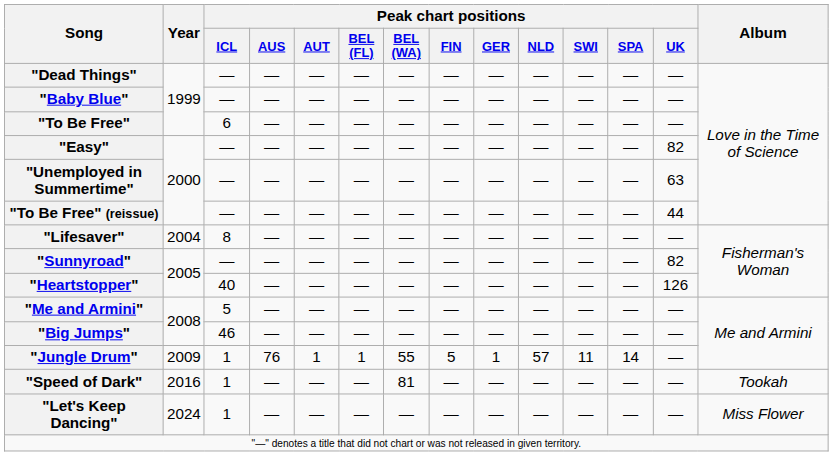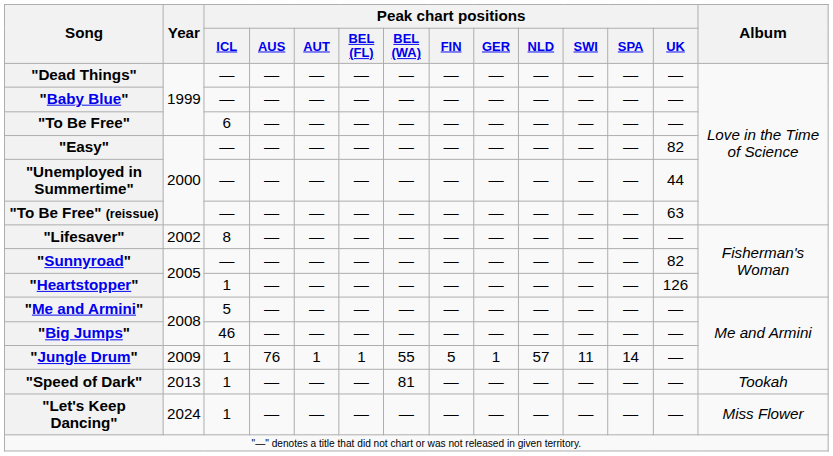(675, 180) 63 -> (675, 180) 44
(675, 212) 44 -> (675, 212) 63
(184, 237) 2004 -> (184, 237) 2002
(227, 285) 40 -> (227, 285) 1
(184, 381) 2016 -> (184, 381) 2013
